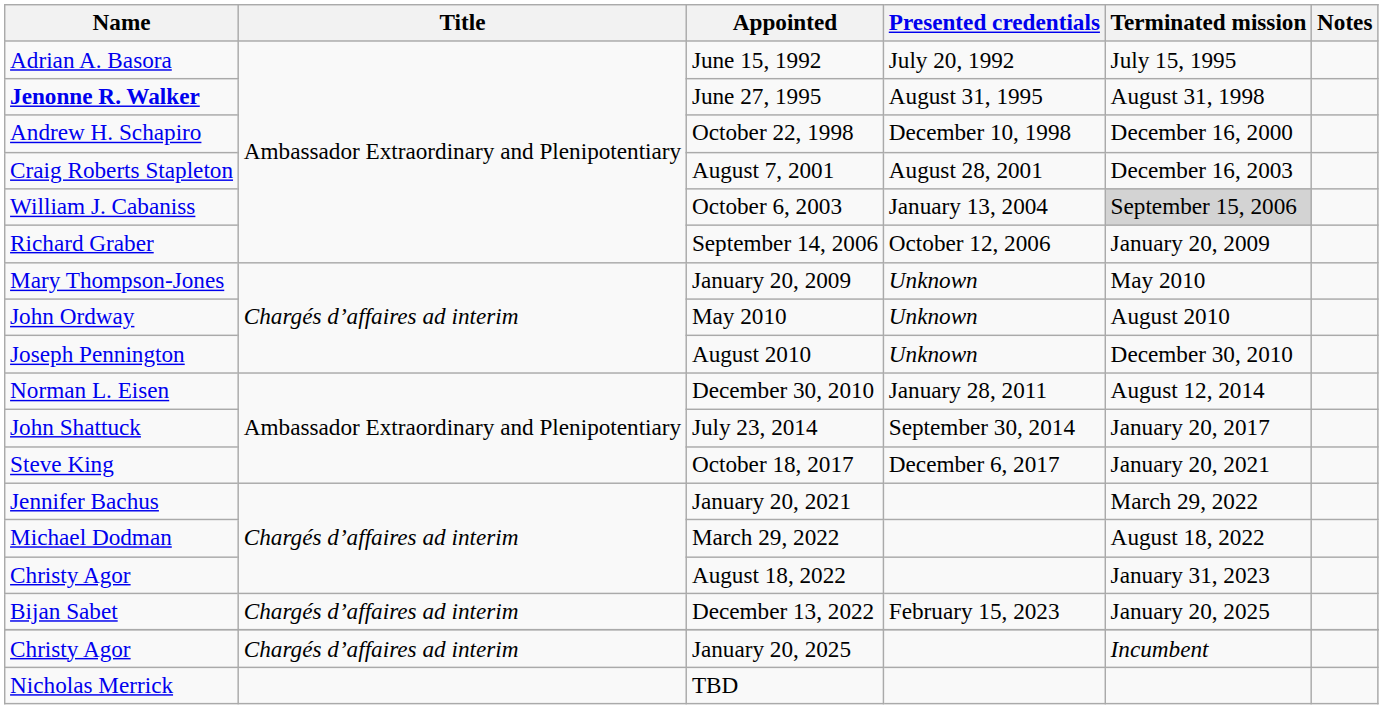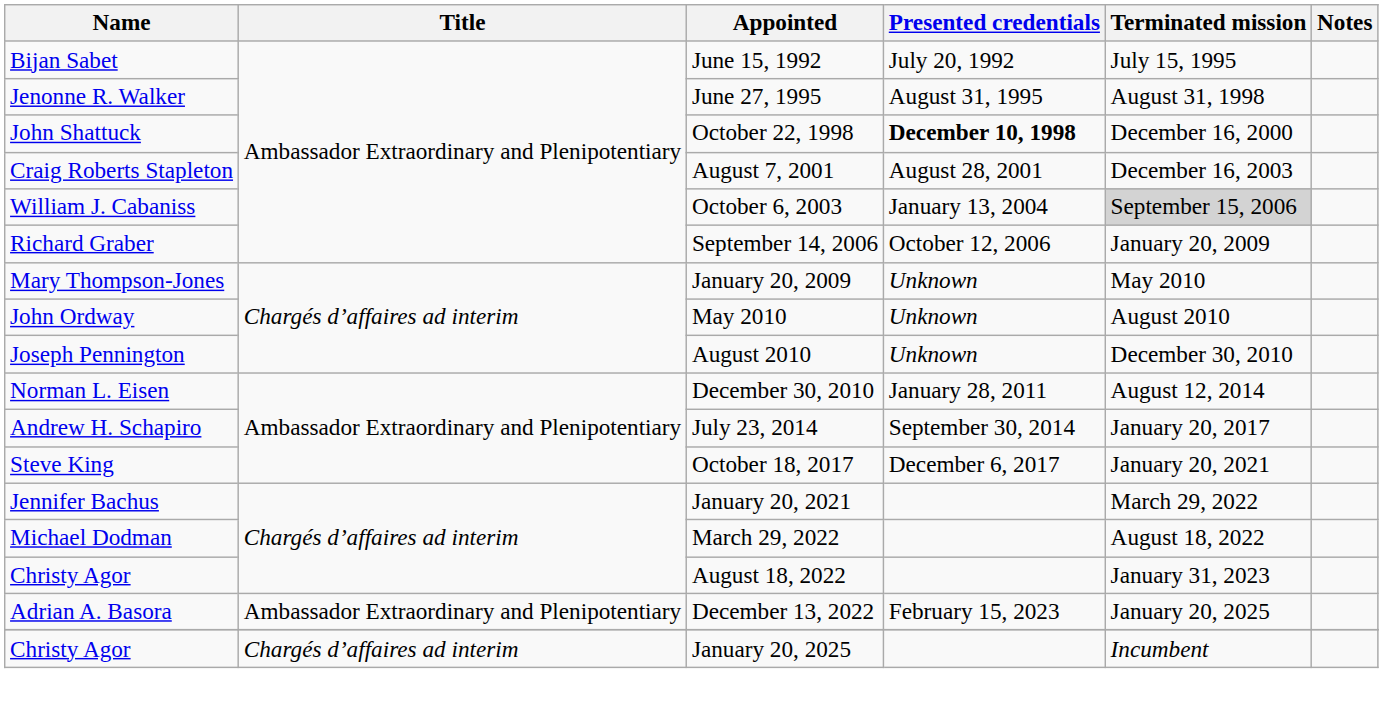(91, 59) Adrian A. Basora -> (64, 59) Bijan Sabet
(105, 96) bold -> (98, 96) normal
(106, 133) Andrew H. Schapiro -> (75, 133) John Shattuck
(980, 133) normal -> (982, 133) bold
(75, 427) John Shattuck -> (106, 427) Andrew H. Schapiro
(64, 611) Bijan Sabet -> (91, 611) Adrian A. Basora
(381, 611) Chargés d’affaires ad interim -> (462, 611) Ambassador Extraordinary and Plenipotentiary
- row: (715, 685)
